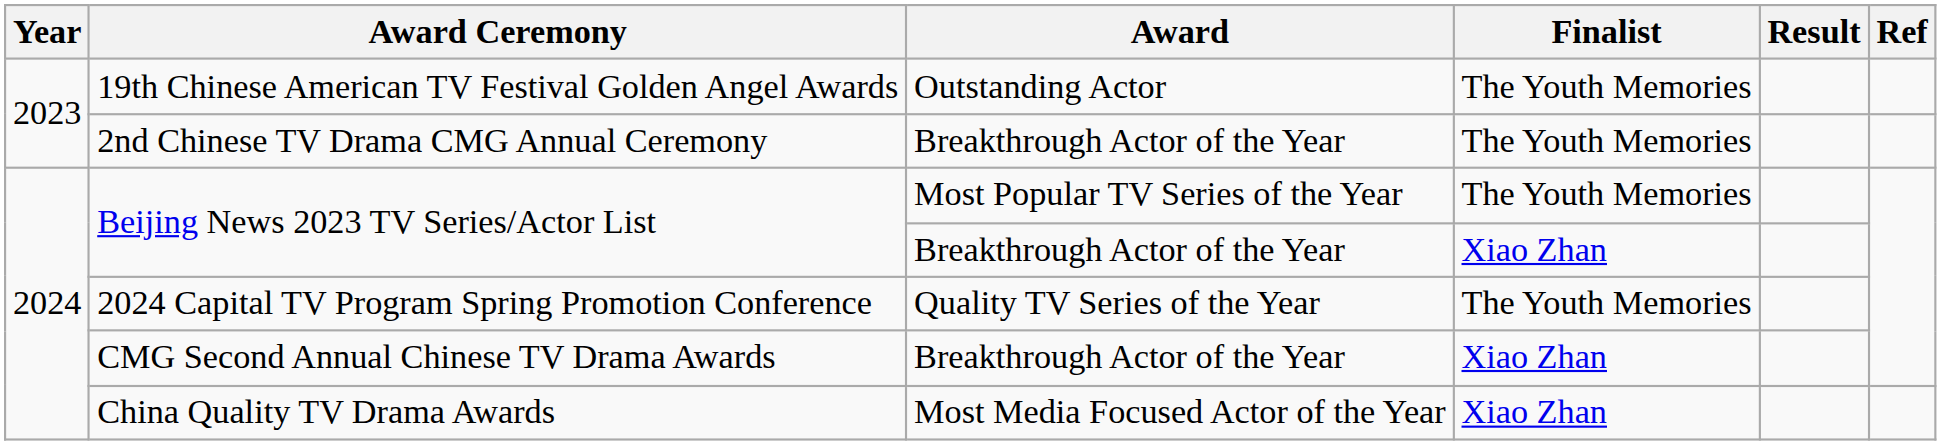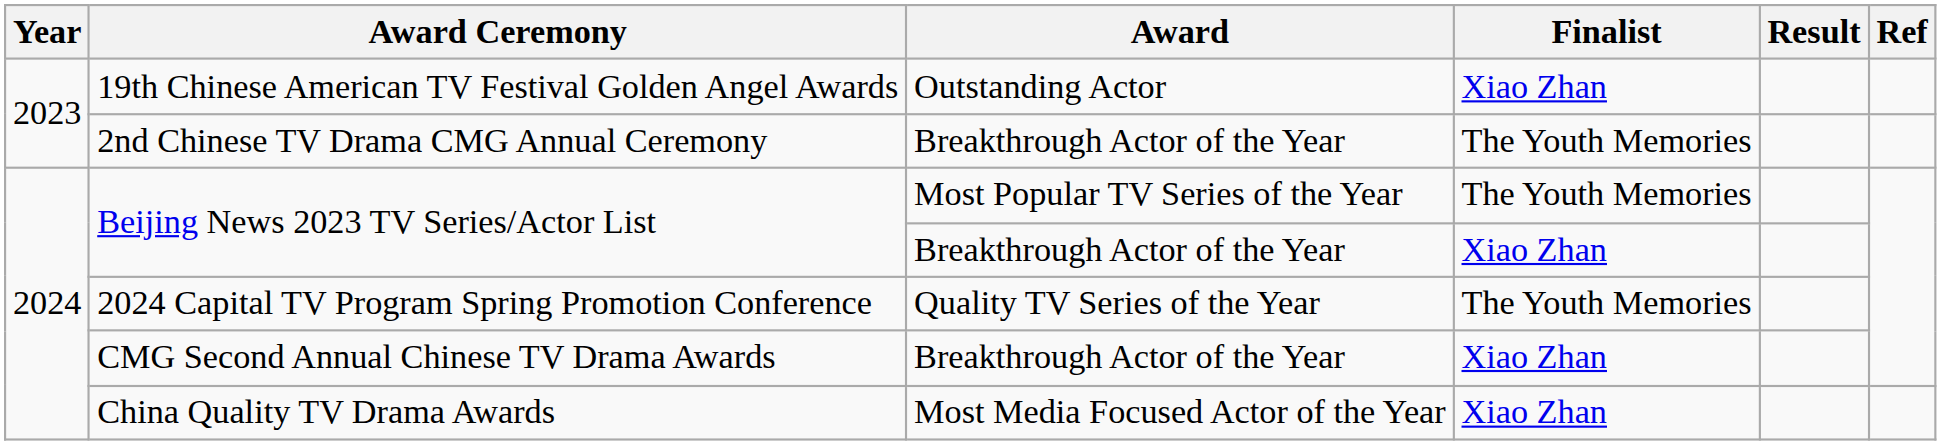(1607, 85) The Youth Memories -> (1534, 85) Xiao Zhan
